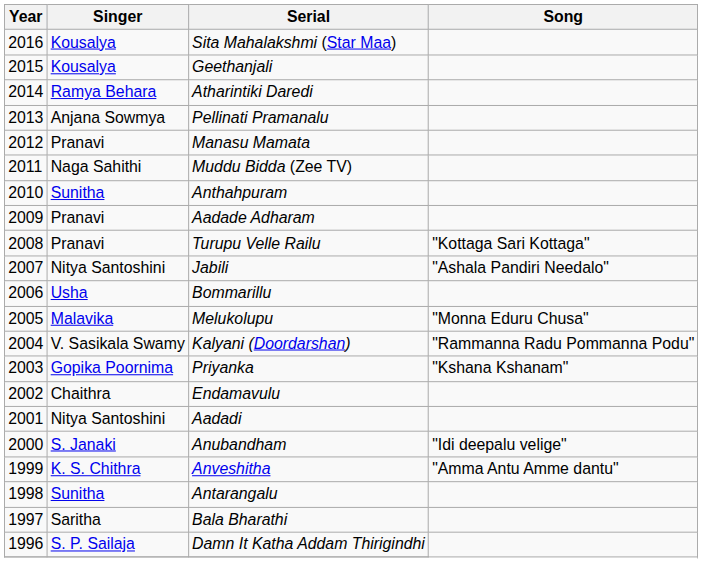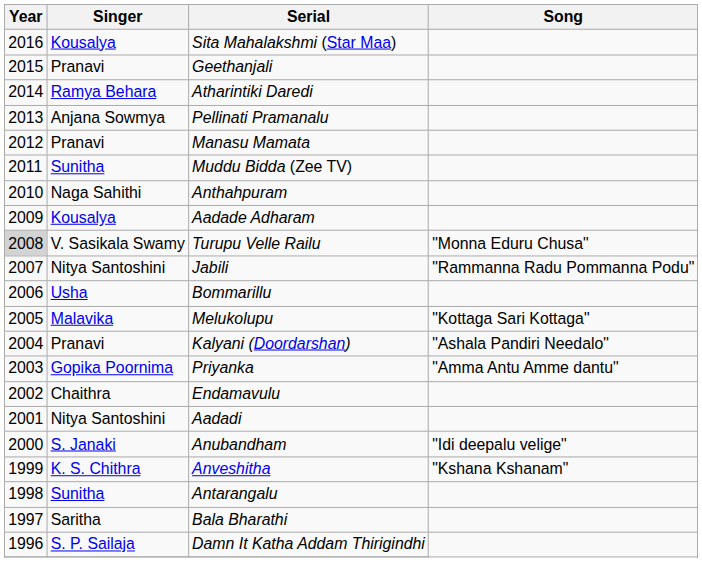(83, 67) Kousalya -> (78, 67) Pranavi
(96, 167) Naga Sahithi -> (78, 167) Sunitha
(78, 192) Sunitha -> (96, 192) Naga Sahithi
(78, 218) Pranavi -> (83, 218) Kousalya
(26, 243) no background -> (26, 243) lightgrey background
(78, 243) Pranavi -> (118, 243) V. Sasikala Swamy
(511, 243) "Kottaga Sari Kottaga" -> (510, 243) "Monna Eduru Chusa"
(521, 268) "Ashala Pandiri Needalo" -> (563, 268) "Rammanna Radu Pommanna Podu"
(510, 318) "Monna Eduru Chusa" -> (511, 318) "Kottaga Sari Kottaga"
(118, 343) V. Sasikala Swamy -> (78, 343) Pranavi
(563, 343) "Rammanna Radu Pommanna Podu" -> (521, 343) "Ashala Pandiri Needalo"
(500, 368) "Kshana Kshanam" -> (525, 368) "Amma Antu Amme dantu"
(525, 469) "Amma Antu Amme dantu" -> (500, 469) "Kshana Kshanam"
